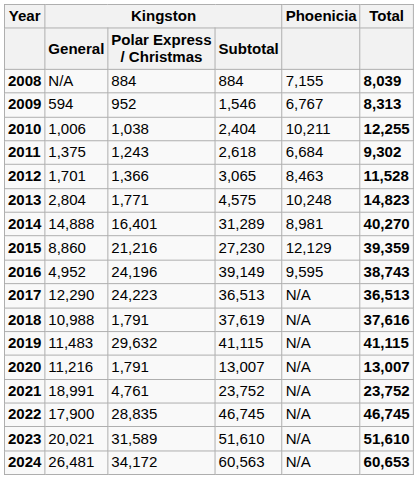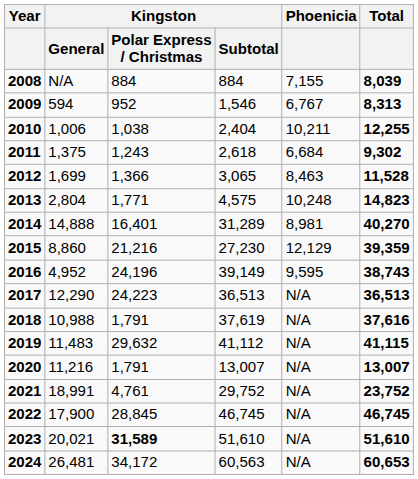(67, 176) 1,701 -> (67, 176) 1,699
(241, 343) 41,115 -> (241, 343) 41,112
(242, 391) 23,752 -> (242, 391) 29,752
(134, 414) 28,835 -> (134, 414) 28,845
(134, 438) normal -> (134, 438) bold
